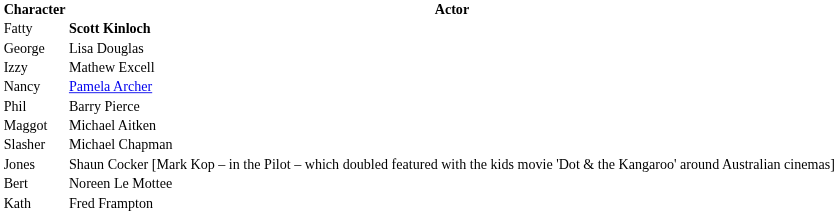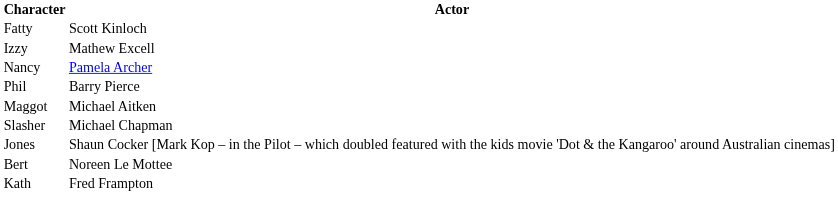(110, 28) bold -> (108, 28) normal
- row: (24, 48)
